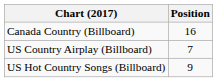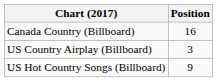(190, 49) 7 -> (190, 49) 3
